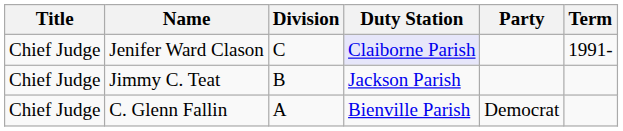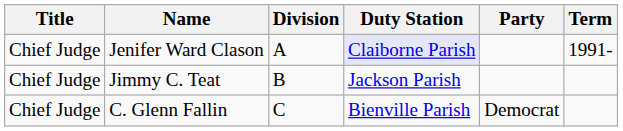(279, 49) C -> (280, 49) A
(280, 110) A -> (279, 110) C
